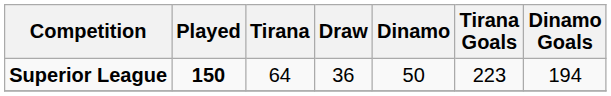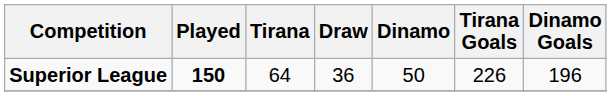(489, 74) 223 -> (489, 74) 226
(565, 74) 194 -> (565, 74) 196
